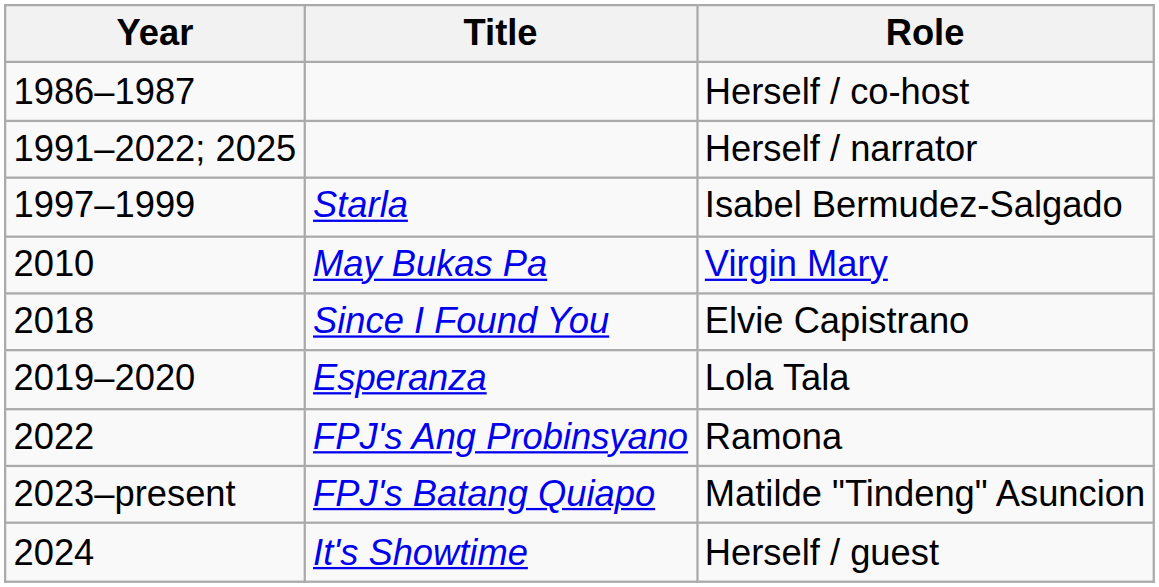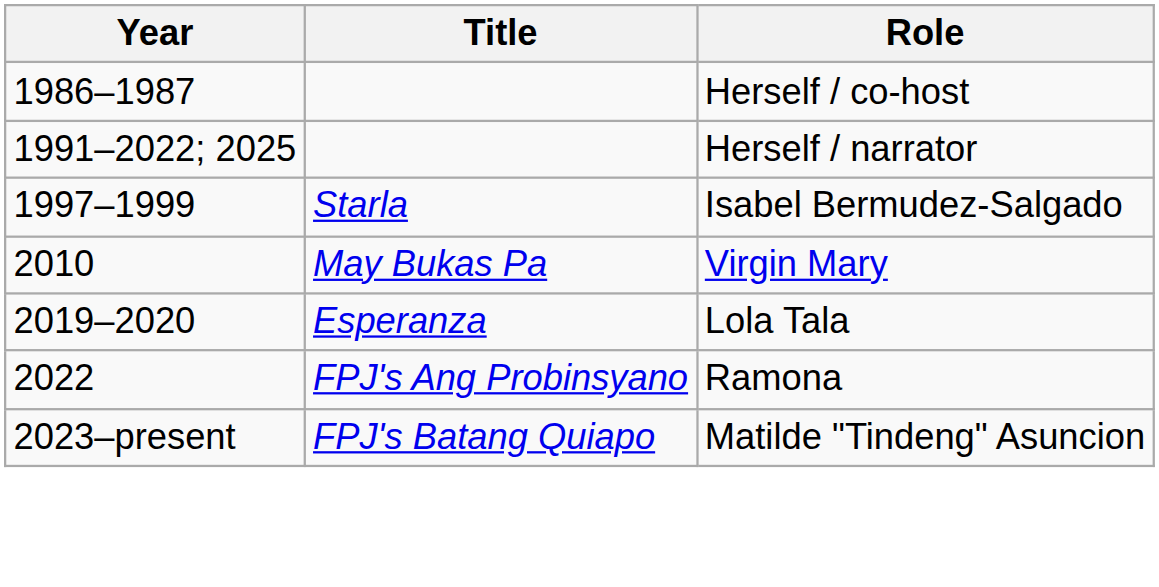- row: (837, 321)
- row: (822, 551)
